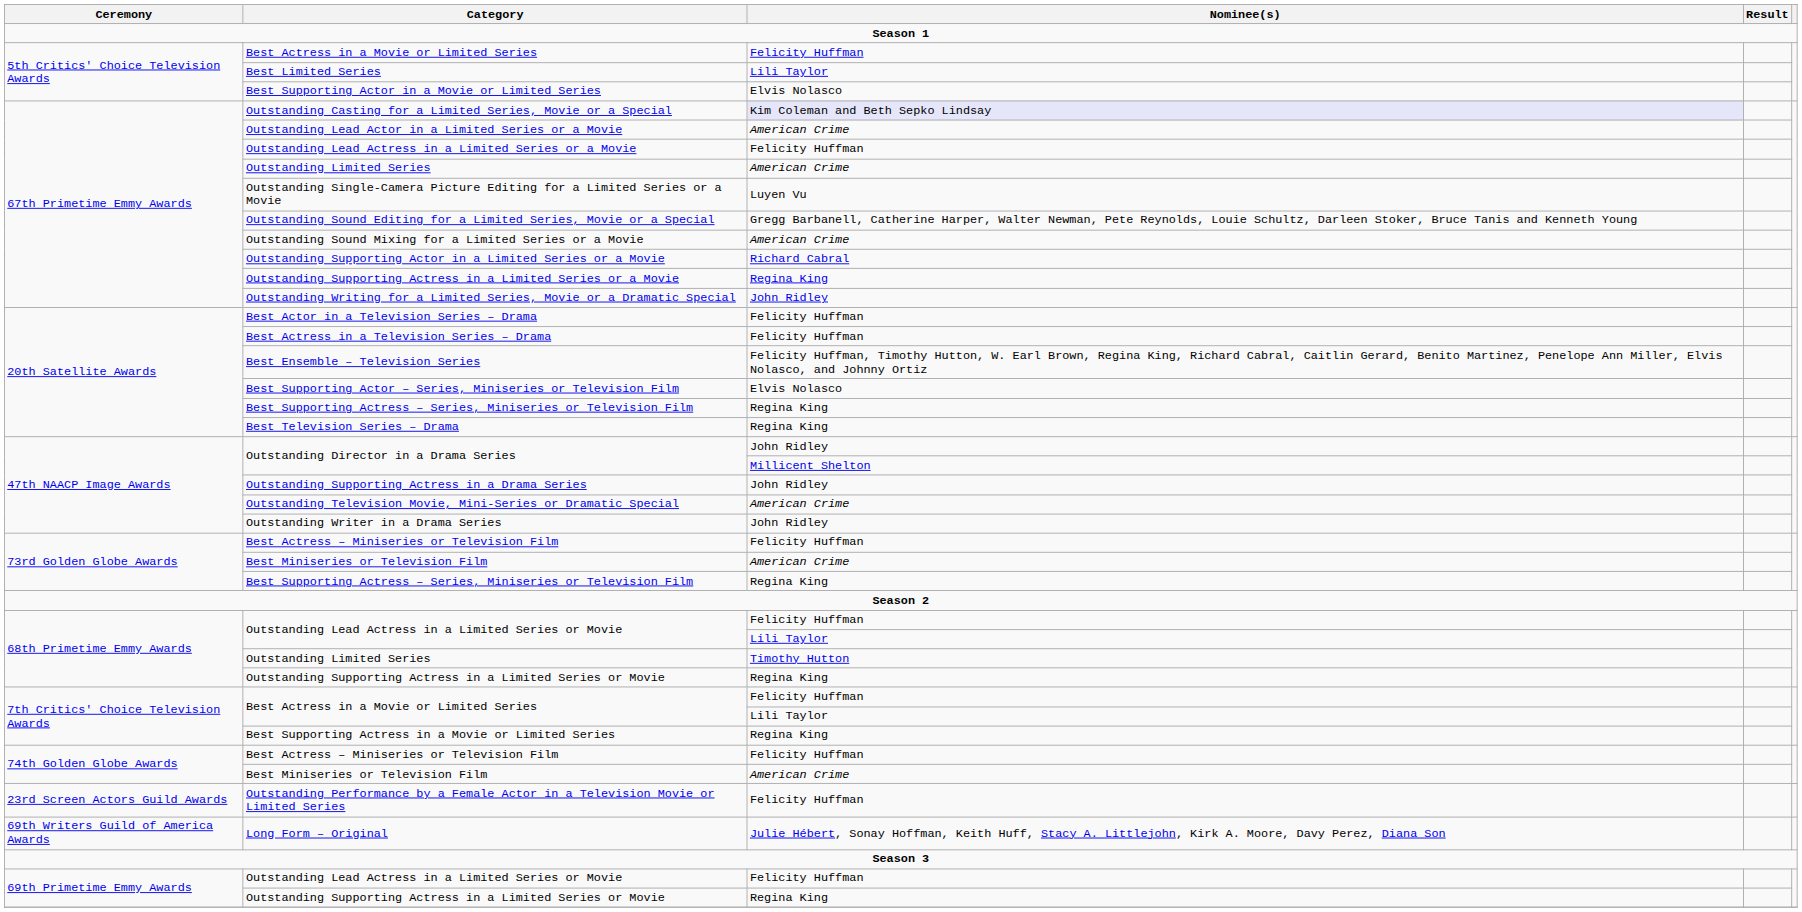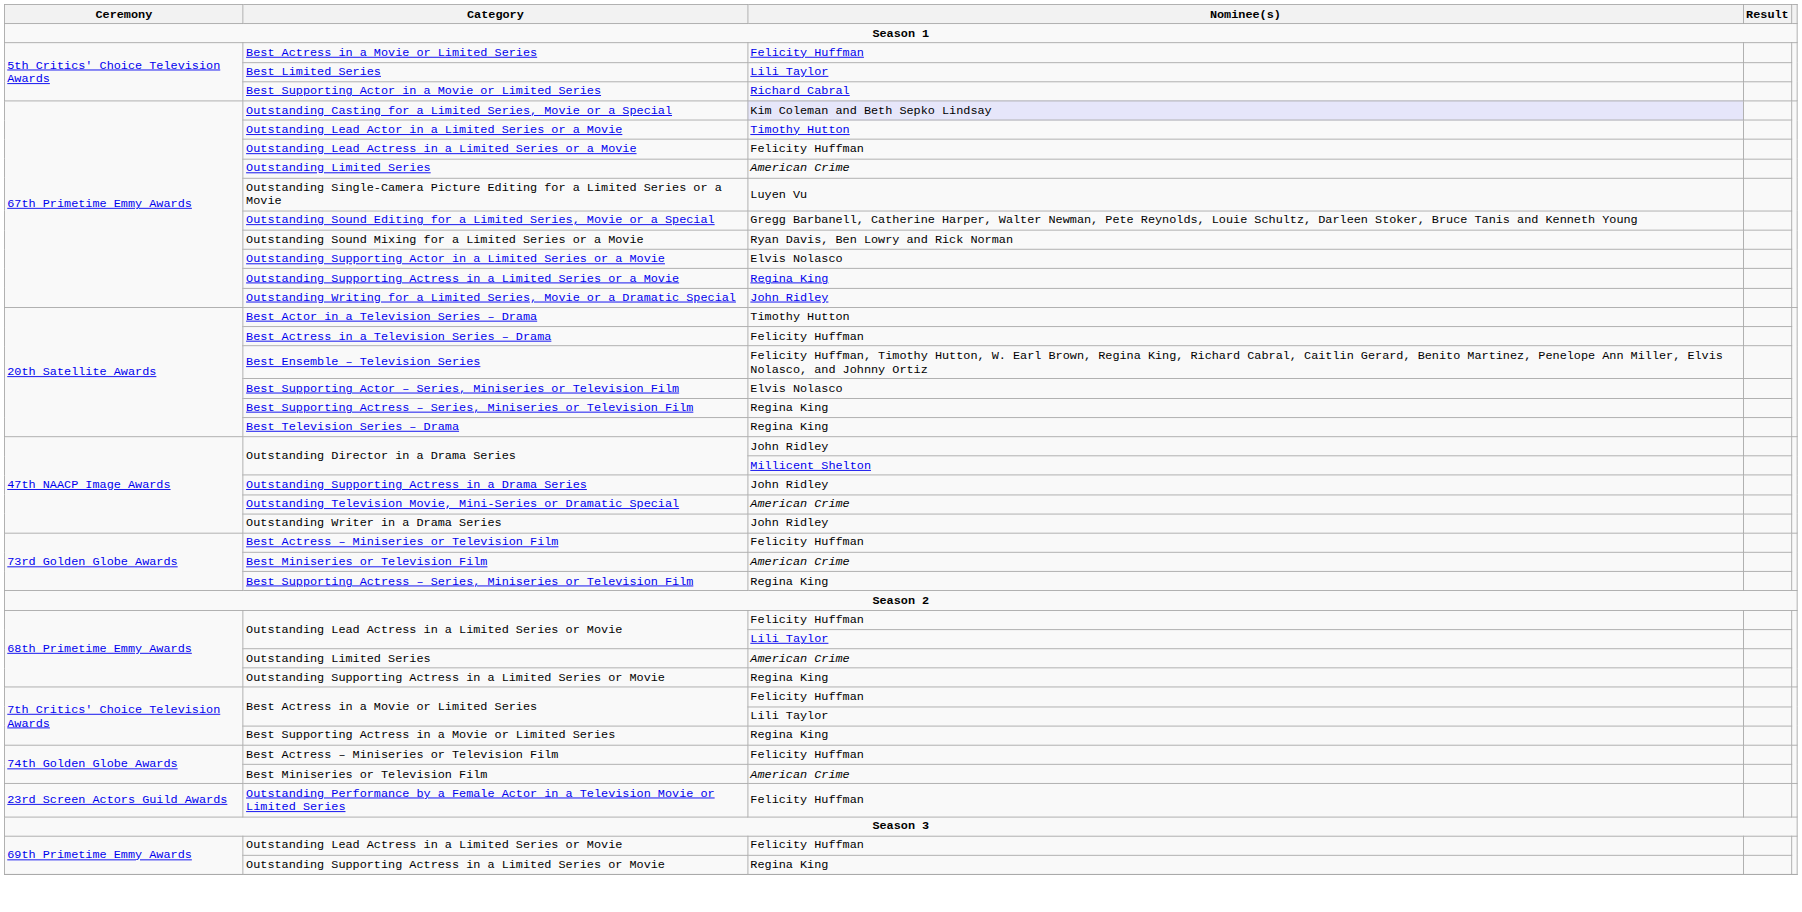(796, 91) Elvis Nolasco -> (800, 91) Richard Cabral
(800, 130) American Crime -> (800, 130) Timothy Hutton
(800, 240) American Crime -> (882, 240) Ryan Davis, Ben Lowry and Rick Norman
(800, 259) Richard Cabral -> (796, 259) Elvis Nolasco
(807, 317) Felicity Huffman -> (800, 317) Timothy Hutton
(800, 658) Timothy Hutton -> (800, 658) American Crime
- row: (110, 833)
